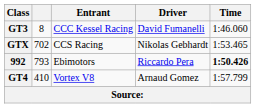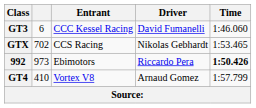(41, 29) 8 -> (41, 29) 6
(41, 62) 793 -> (41, 62) 973
